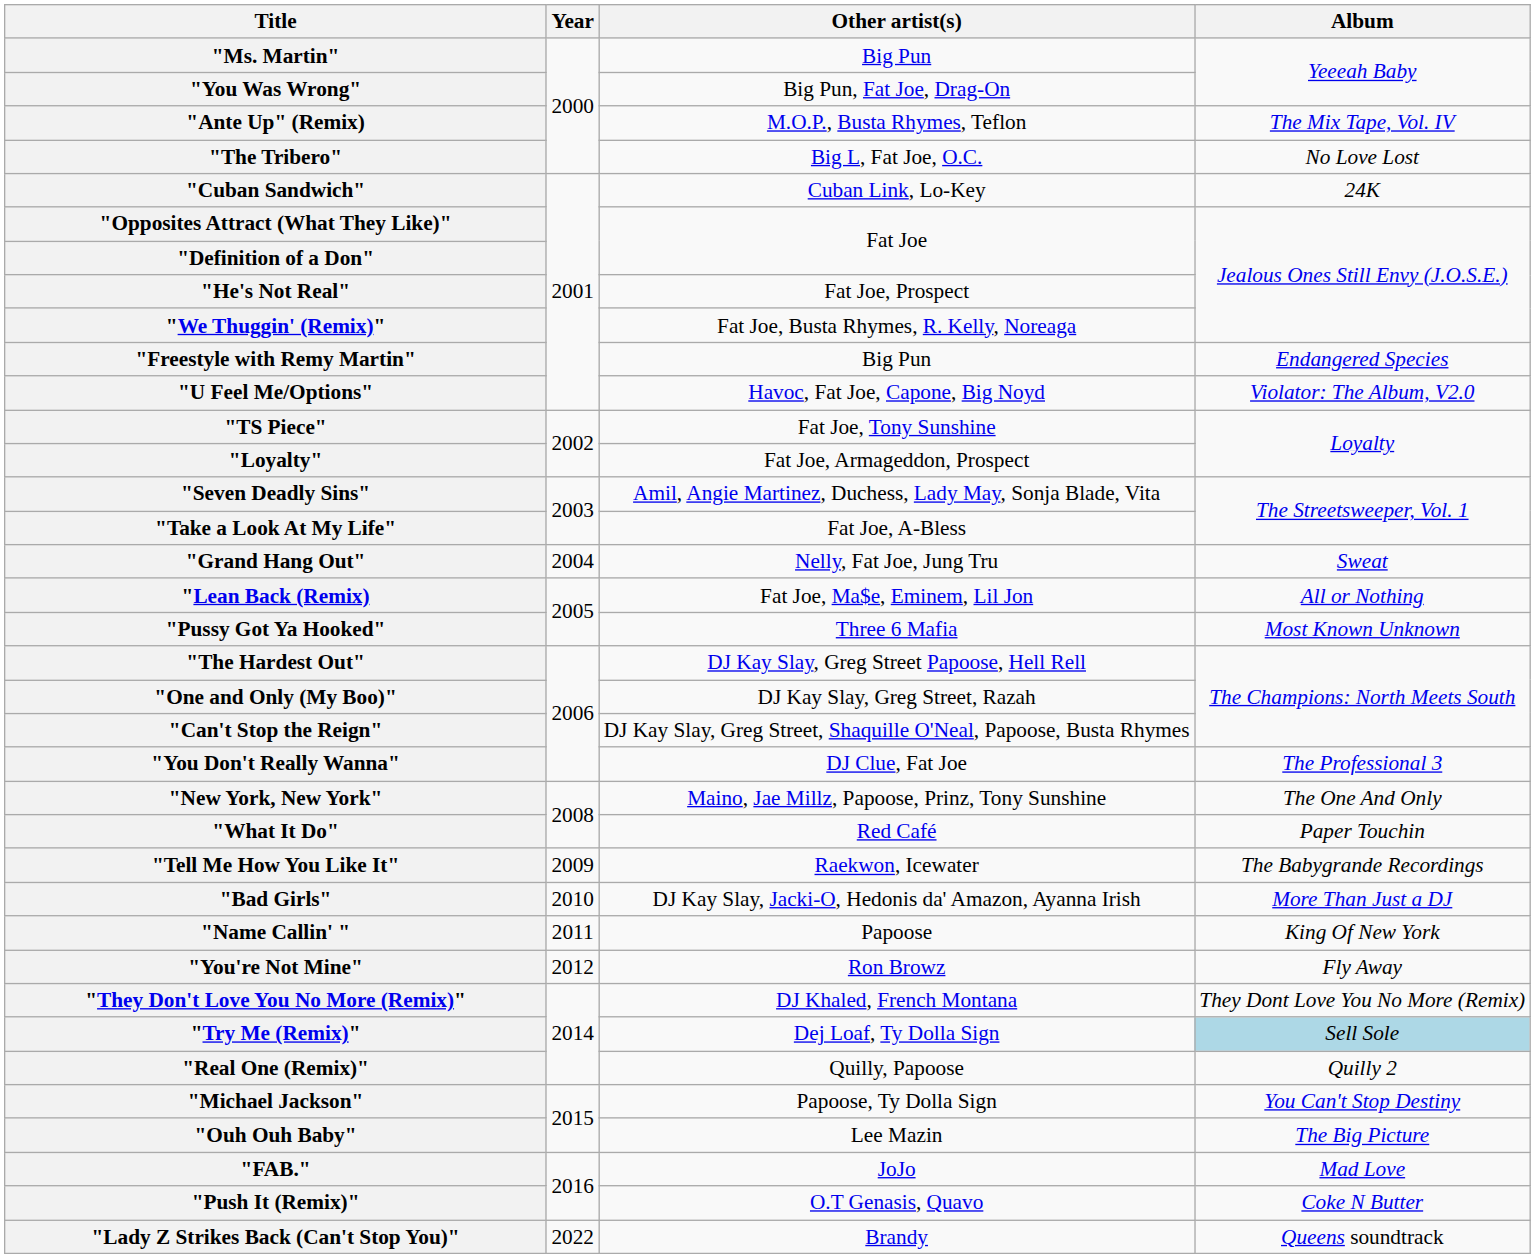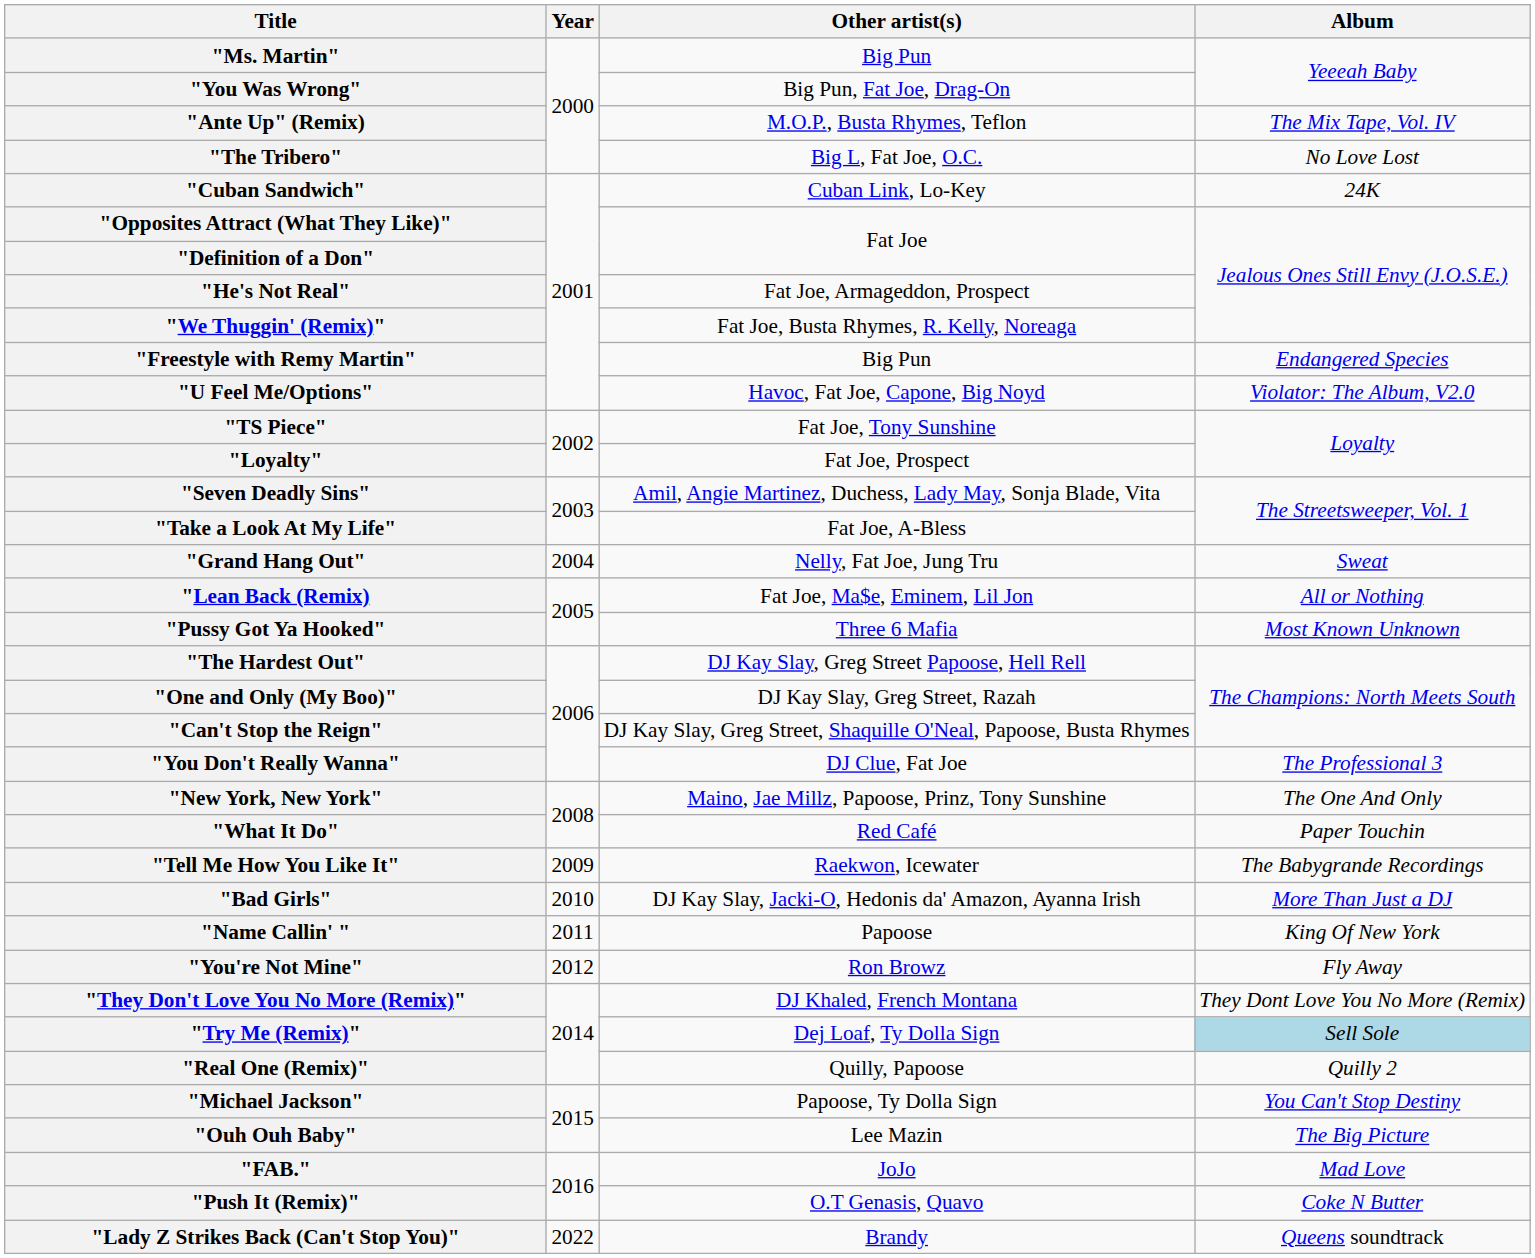(897, 291) Fat Joe, Prospect -> (897, 291) Fat Joe, Armageddon, Prospect
(897, 460) Fat Joe, Armageddon, Prospect -> (897, 460) Fat Joe, Prospect
